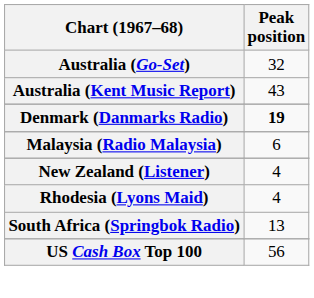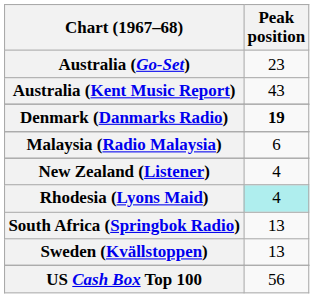(276, 63) 32 -> (276, 63) 23
(276, 198) no background -> (276, 198) paleturquoise background
+ row: (124, 252)
